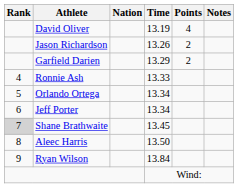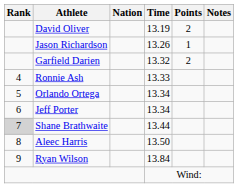(188, 28) 4 -> (188, 28) 2
(188, 45) 2 -> (188, 45) 1
(158, 61) 13.29 -> (158, 61) 13.32
(158, 126) 13.45 -> (158, 126) 13.44
